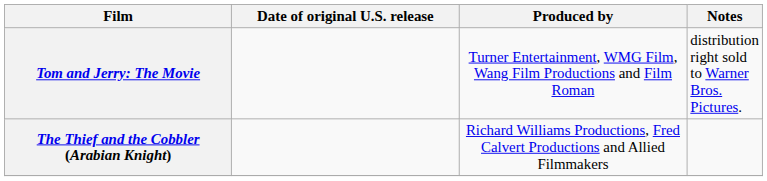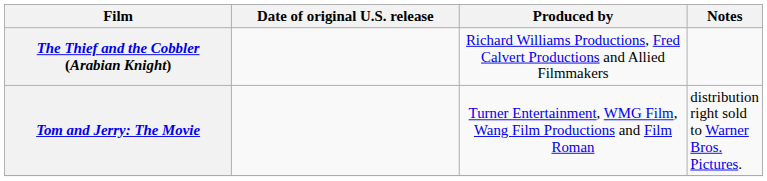rows swapped: (118, 73) <-> (118, 147)
